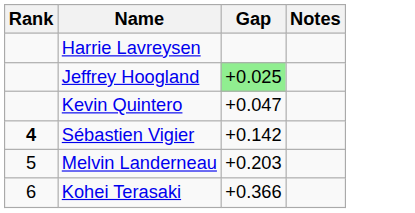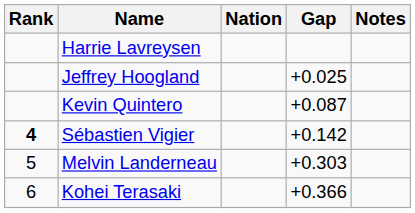+ column: (254, 18)
(253, 76) lightgreen background -> (319, 76) no background
(253, 105) +0.047 -> (319, 105) +0.087
(253, 163) +0.203 -> (319, 163) +0.303
